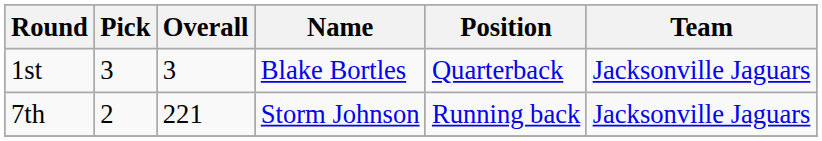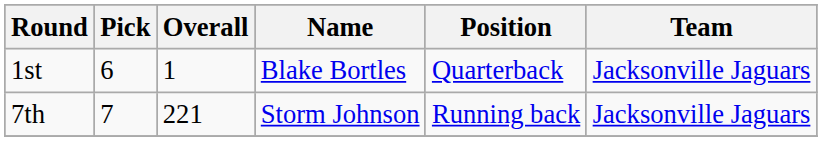(107, 70) 3 -> (107, 70) 6
(169, 70) 3 -> (169, 70) 1
(107, 114) 2 -> (107, 114) 7
